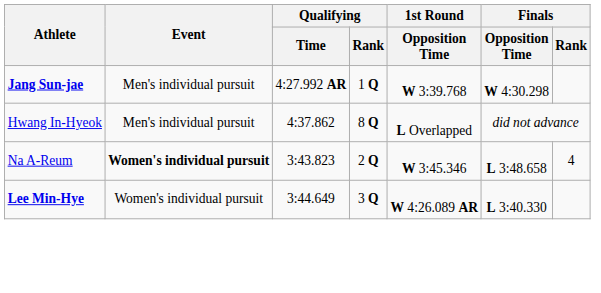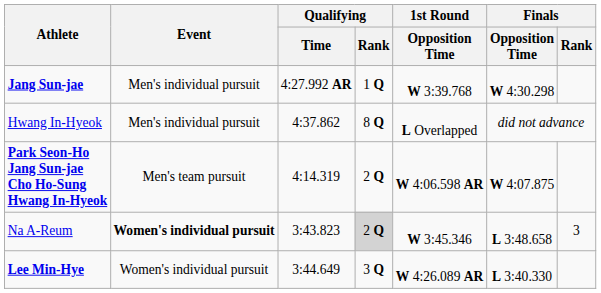+ row: (57, 177)
(368, 161) no background -> (374, 231) lightgrey background
(571, 161) 4 -> (576, 231) 3
